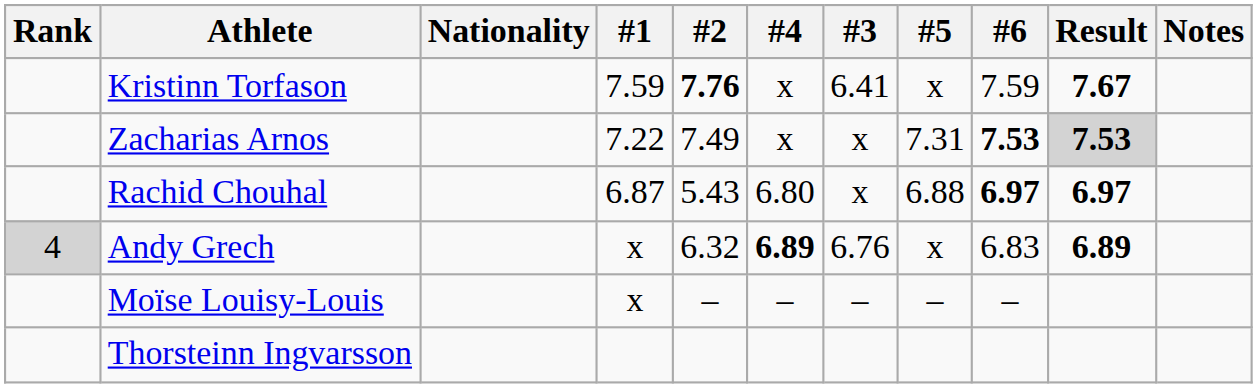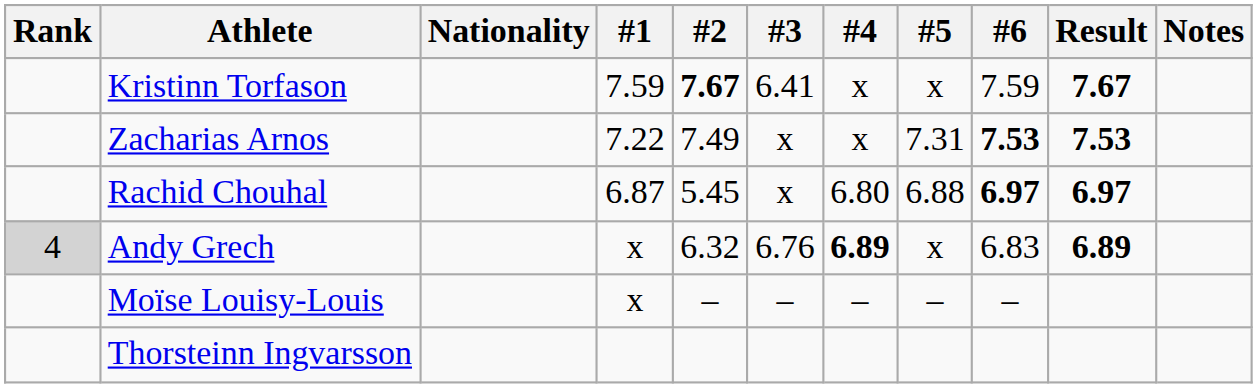columns swapped: (860, 31) <-> (785, 31)
(710, 85) 7.76 -> (710, 85) 7.67
(1101, 138) lightgrey background -> (1101, 138) no background
(710, 192) 5.43 -> (710, 192) 5.45
